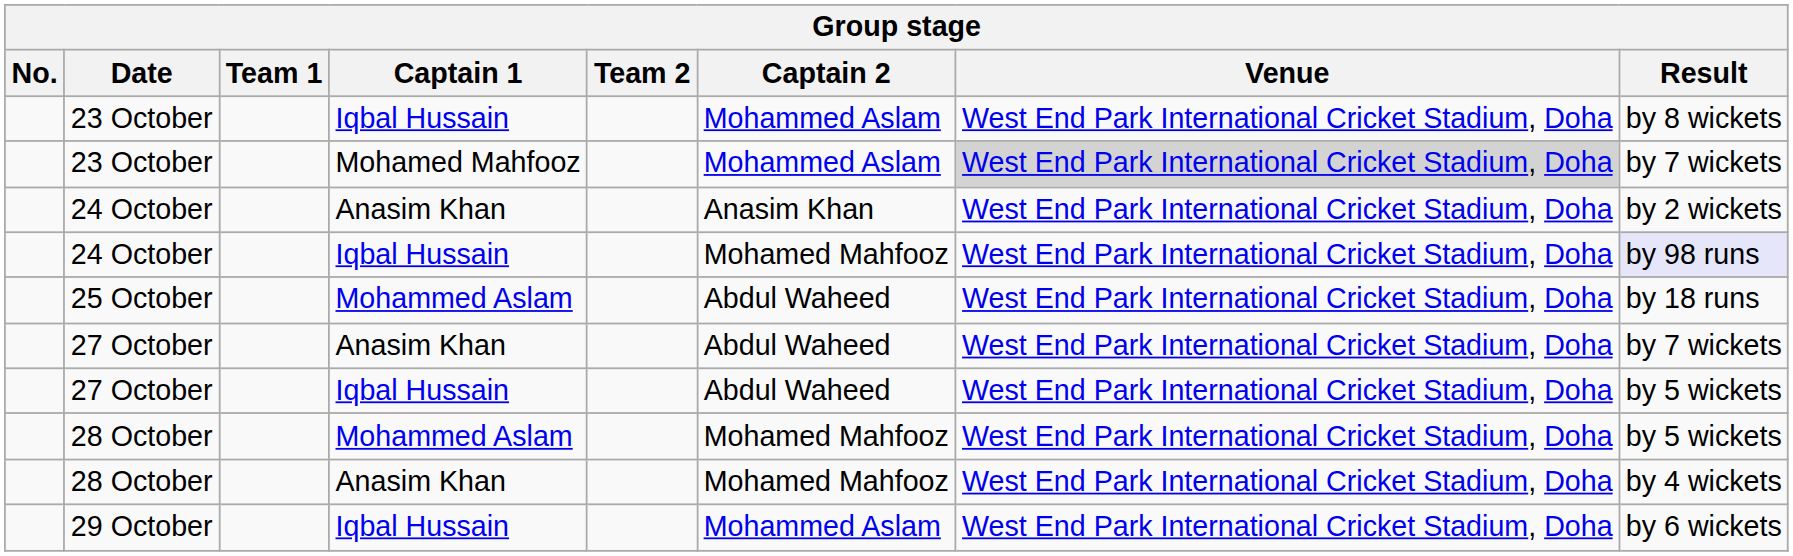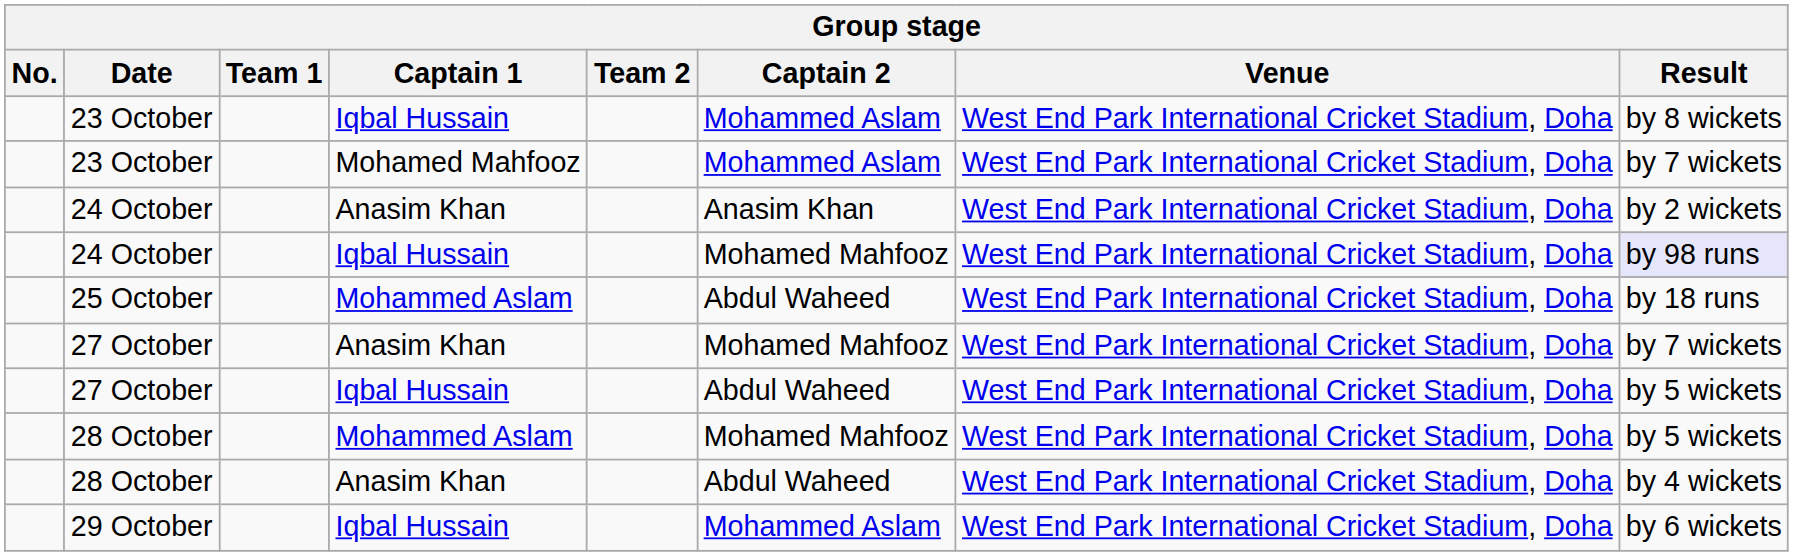(1287, 163) lightgrey background -> (1287, 163) no background
(797, 345) Abdul Waheed -> (826, 345) Mohamed Mahfooz
(826, 481) Mohamed Mahfooz -> (797, 481) Abdul Waheed
